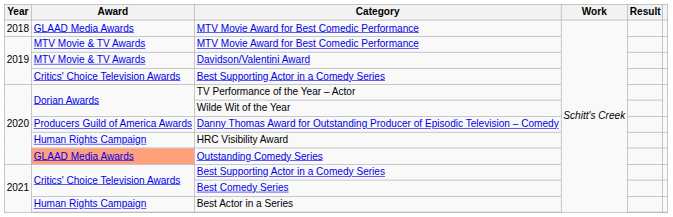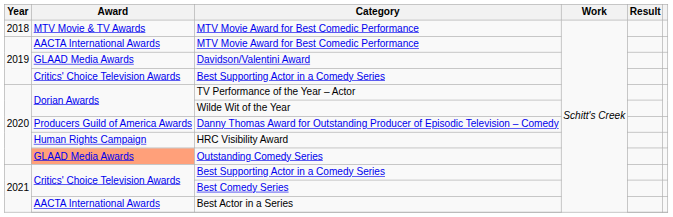(84, 28) GLAAD Media Awards -> (90, 28) MTV Movie & TV Awards
(90, 44) MTV Movie & TV Awards -> (97, 44) AACTA International Awards
(90, 60) MTV Movie & TV Awards -> (84, 60) GLAAD Media Awards
(90, 204) Human Rights Campaign -> (97, 204) AACTA International Awards
